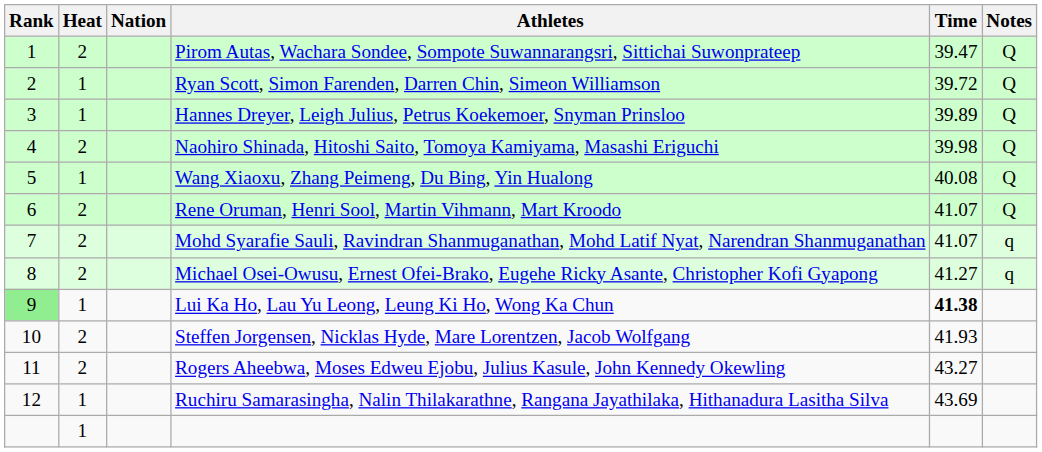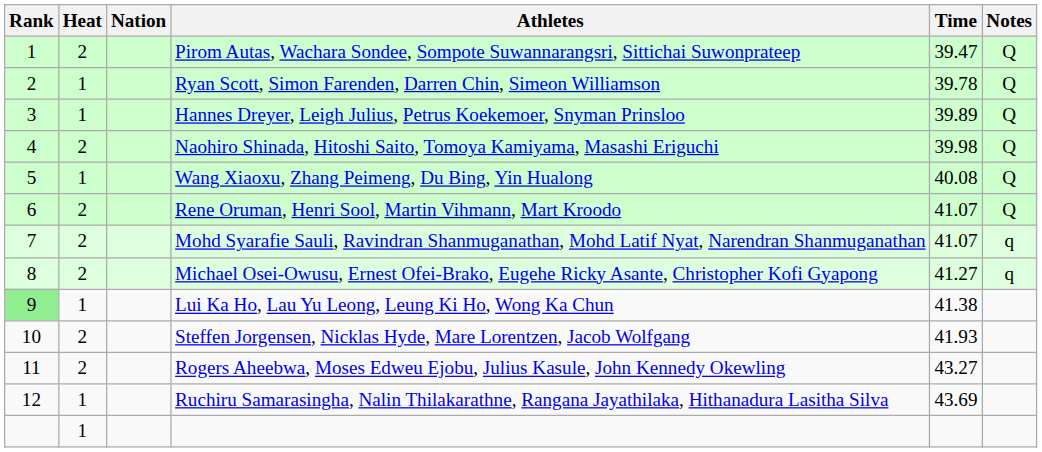(956, 83) 39.72 -> (956, 83) 39.78
(956, 304) bold -> (956, 304) normal
